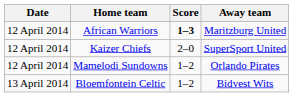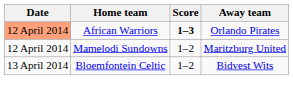(38, 30) no background -> (38, 30) lightsalmon background
(245, 30) Maritzburg United -> (245, 30) Orlando Pirates
- row: (120, 48)
(245, 65) Orlando Pirates -> (245, 48) Maritzburg United
